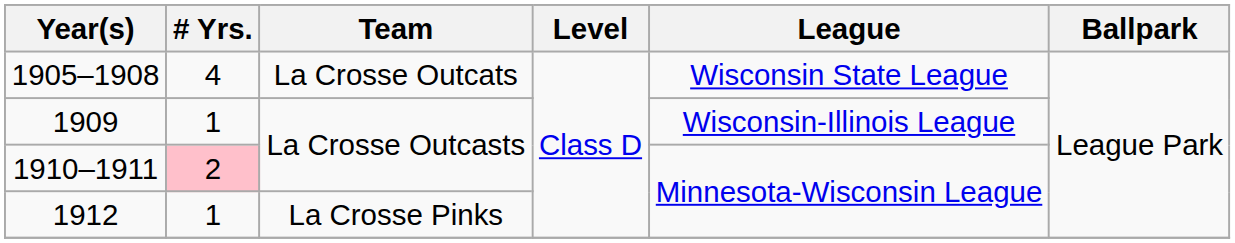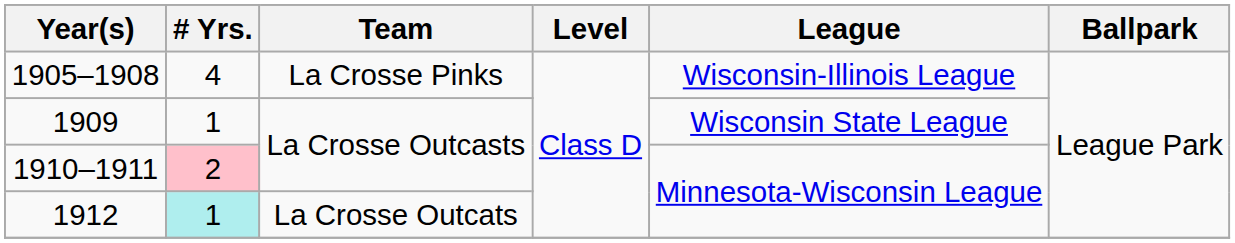(396, 75) La Crosse Outcats -> (396, 75) La Crosse Pinks
(849, 75) Wisconsin State League -> (849, 75) Wisconsin-Illinois League
(849, 122) Wisconsin-Illinois League -> (849, 122) Wisconsin State League
(213, 215) no background -> (213, 215) paleturquoise background
(396, 215) La Crosse Pinks -> (396, 215) La Crosse Outcats
